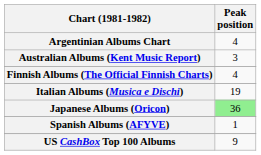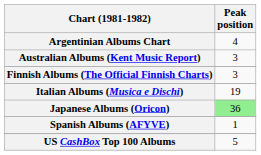(235, 74) 4 -> (235, 74) 3
(235, 141) 9 -> (235, 141) 5
